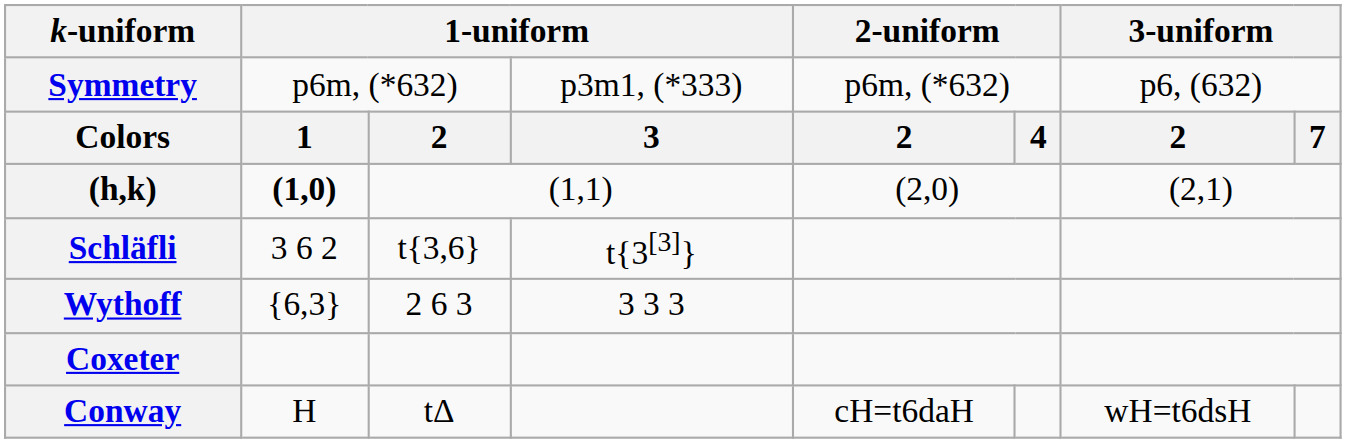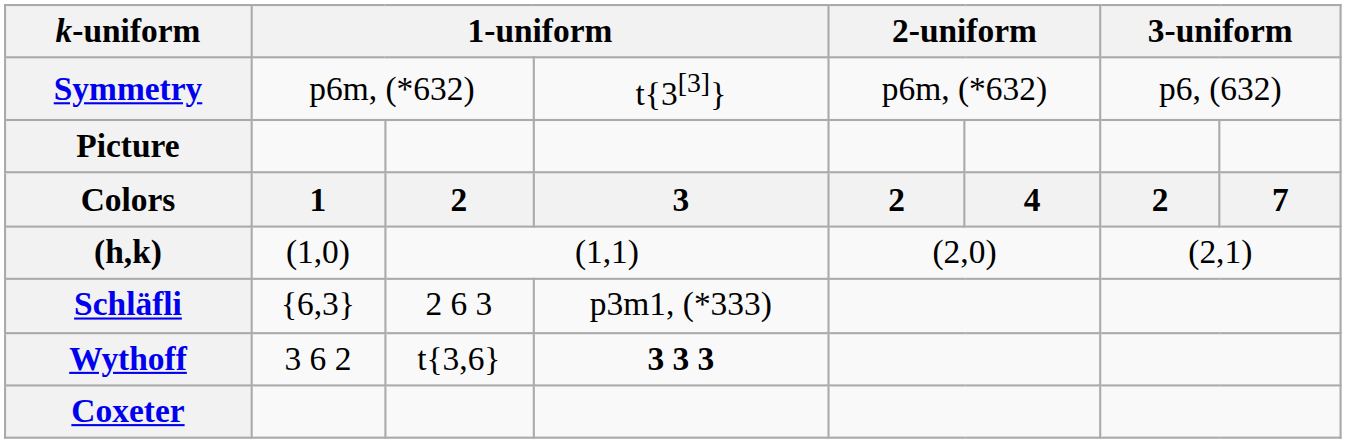(651, 84) p3m1, (*333) -> (681, 88) t{3[3]}
+ row: (128, 146)
(304, 190) bold -> (318, 252) normal
(304, 247) 3 6 2 -> (318, 305) {6,3}
(439, 247) t{3,6} -> (459, 305) 2 6 3
(651, 247) t{3[3]} -> (681, 305) p3m1, (*333)
(304, 305) {6,3} -> (318, 358) 3 6 2
(439, 305) 2 6 3 -> (459, 358) t{3,6}
(651, 305) normal -> (681, 358) bold
- row: (123, 411)
